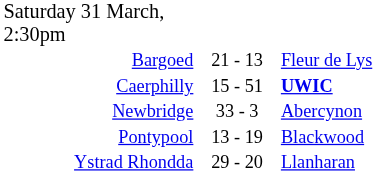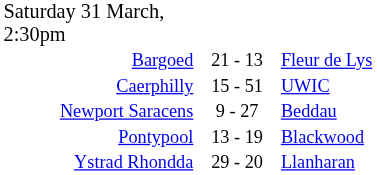(307, 85) bold -> (305, 85) normal
- row: (153, 111)
+ row: (127, 111)
